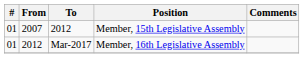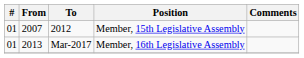(32, 45) 2012 -> (32, 45) 2013
